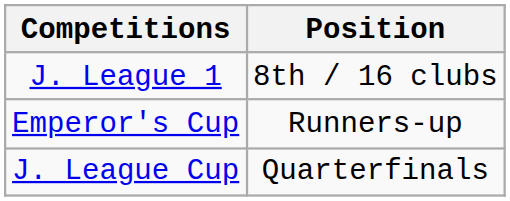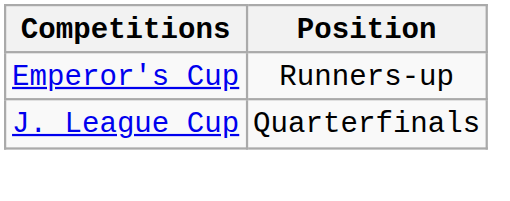- row: (126, 76)
